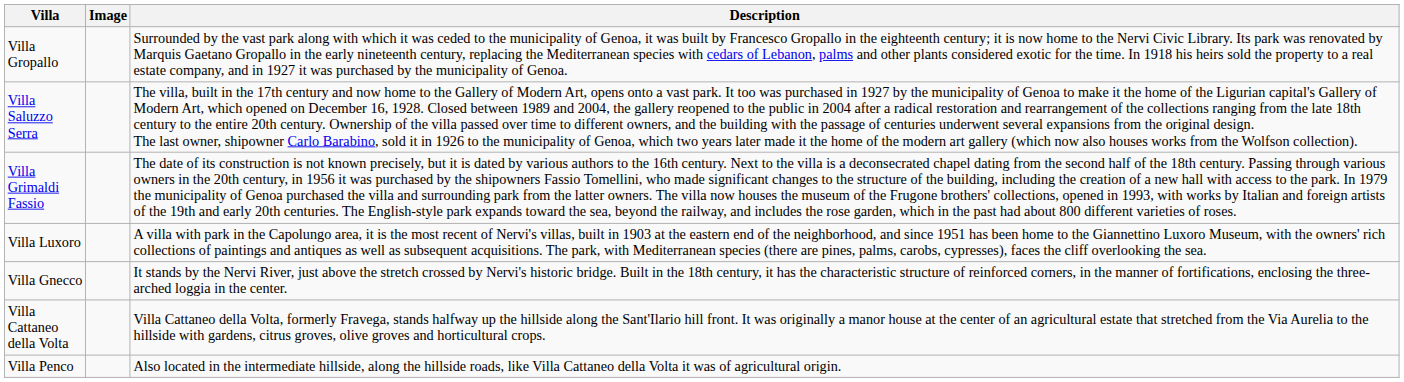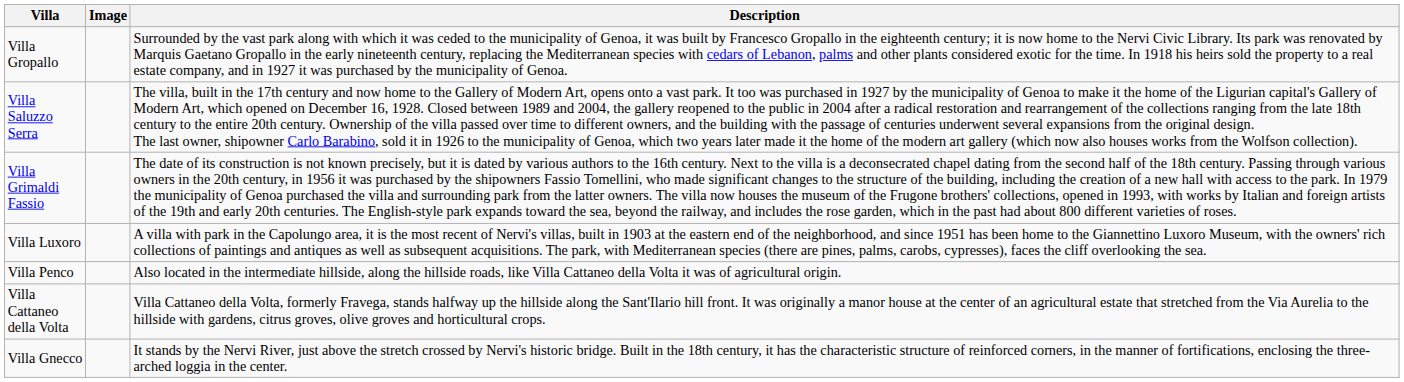rows swapped: (45, 280) <-> (41, 366)
